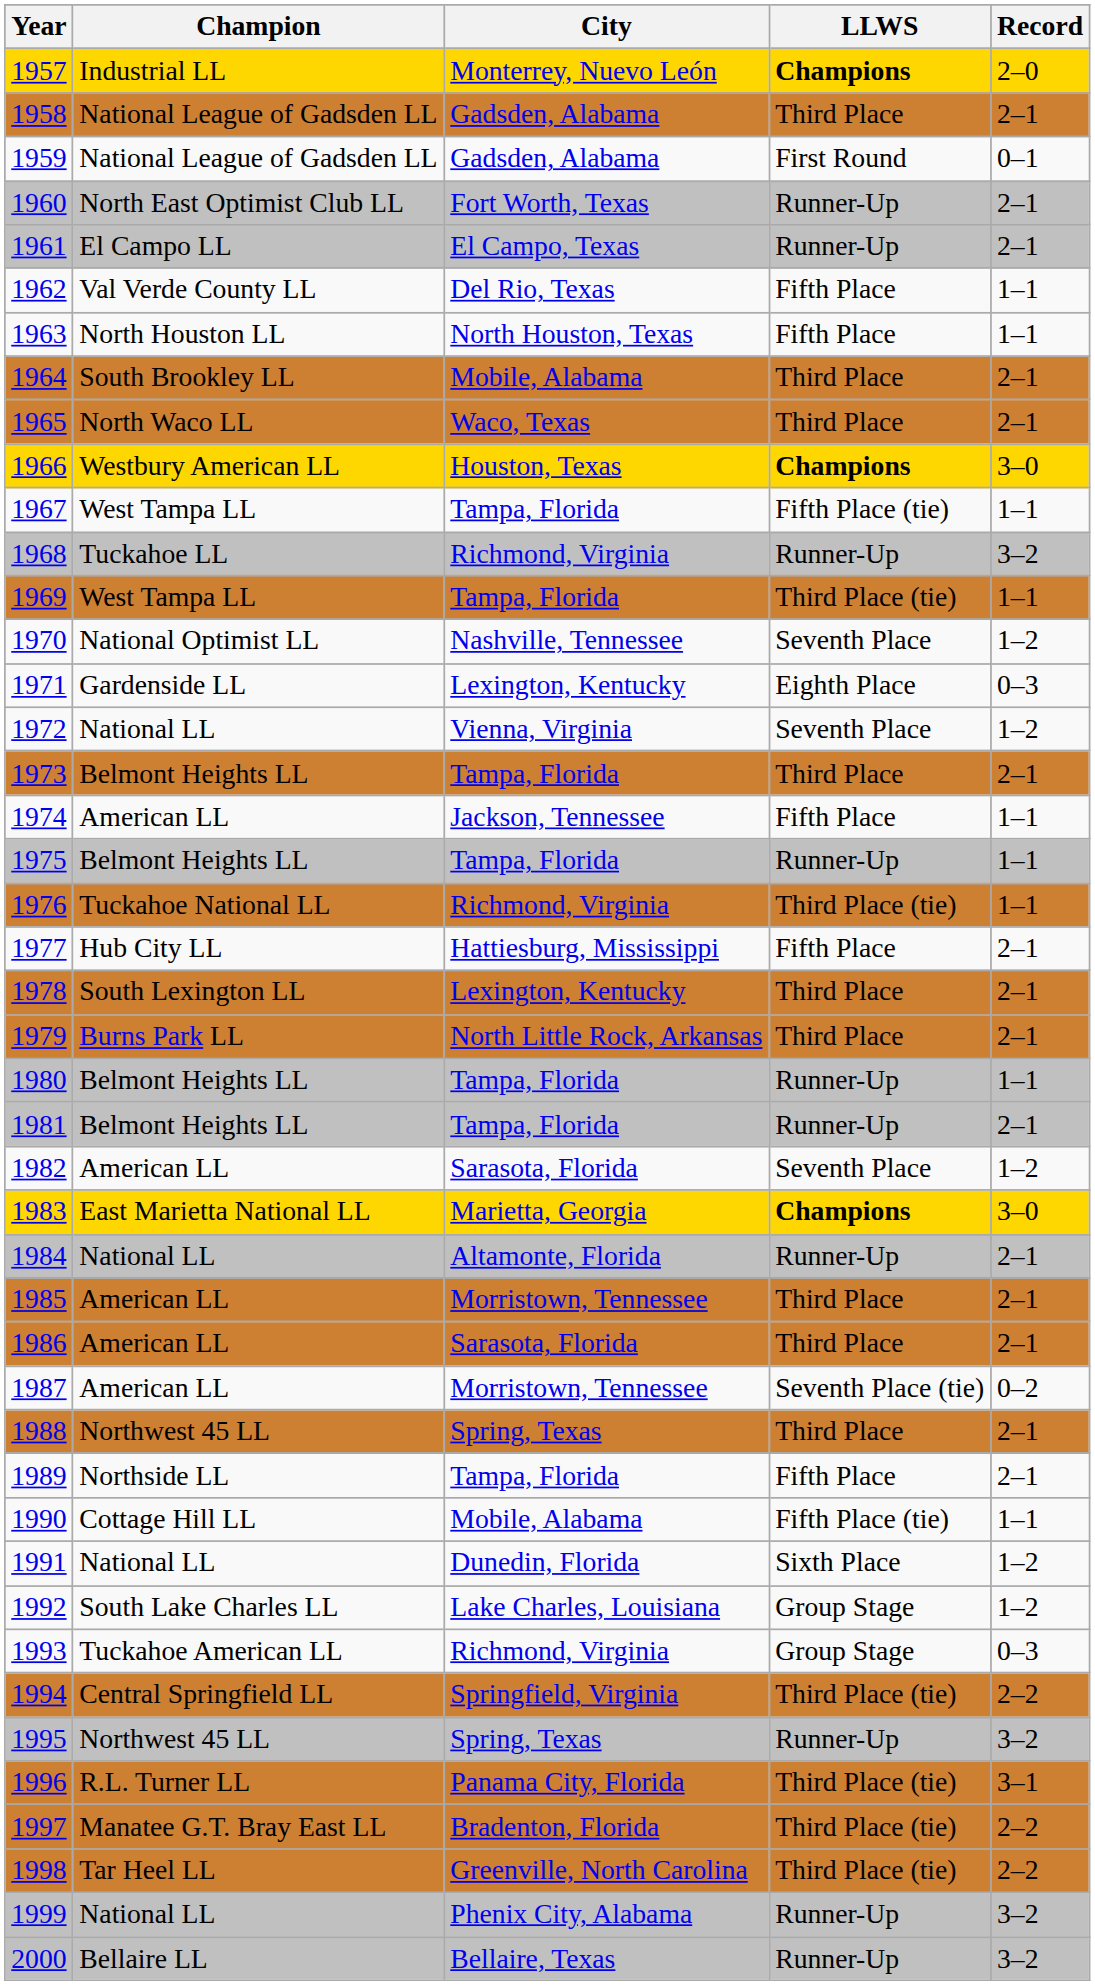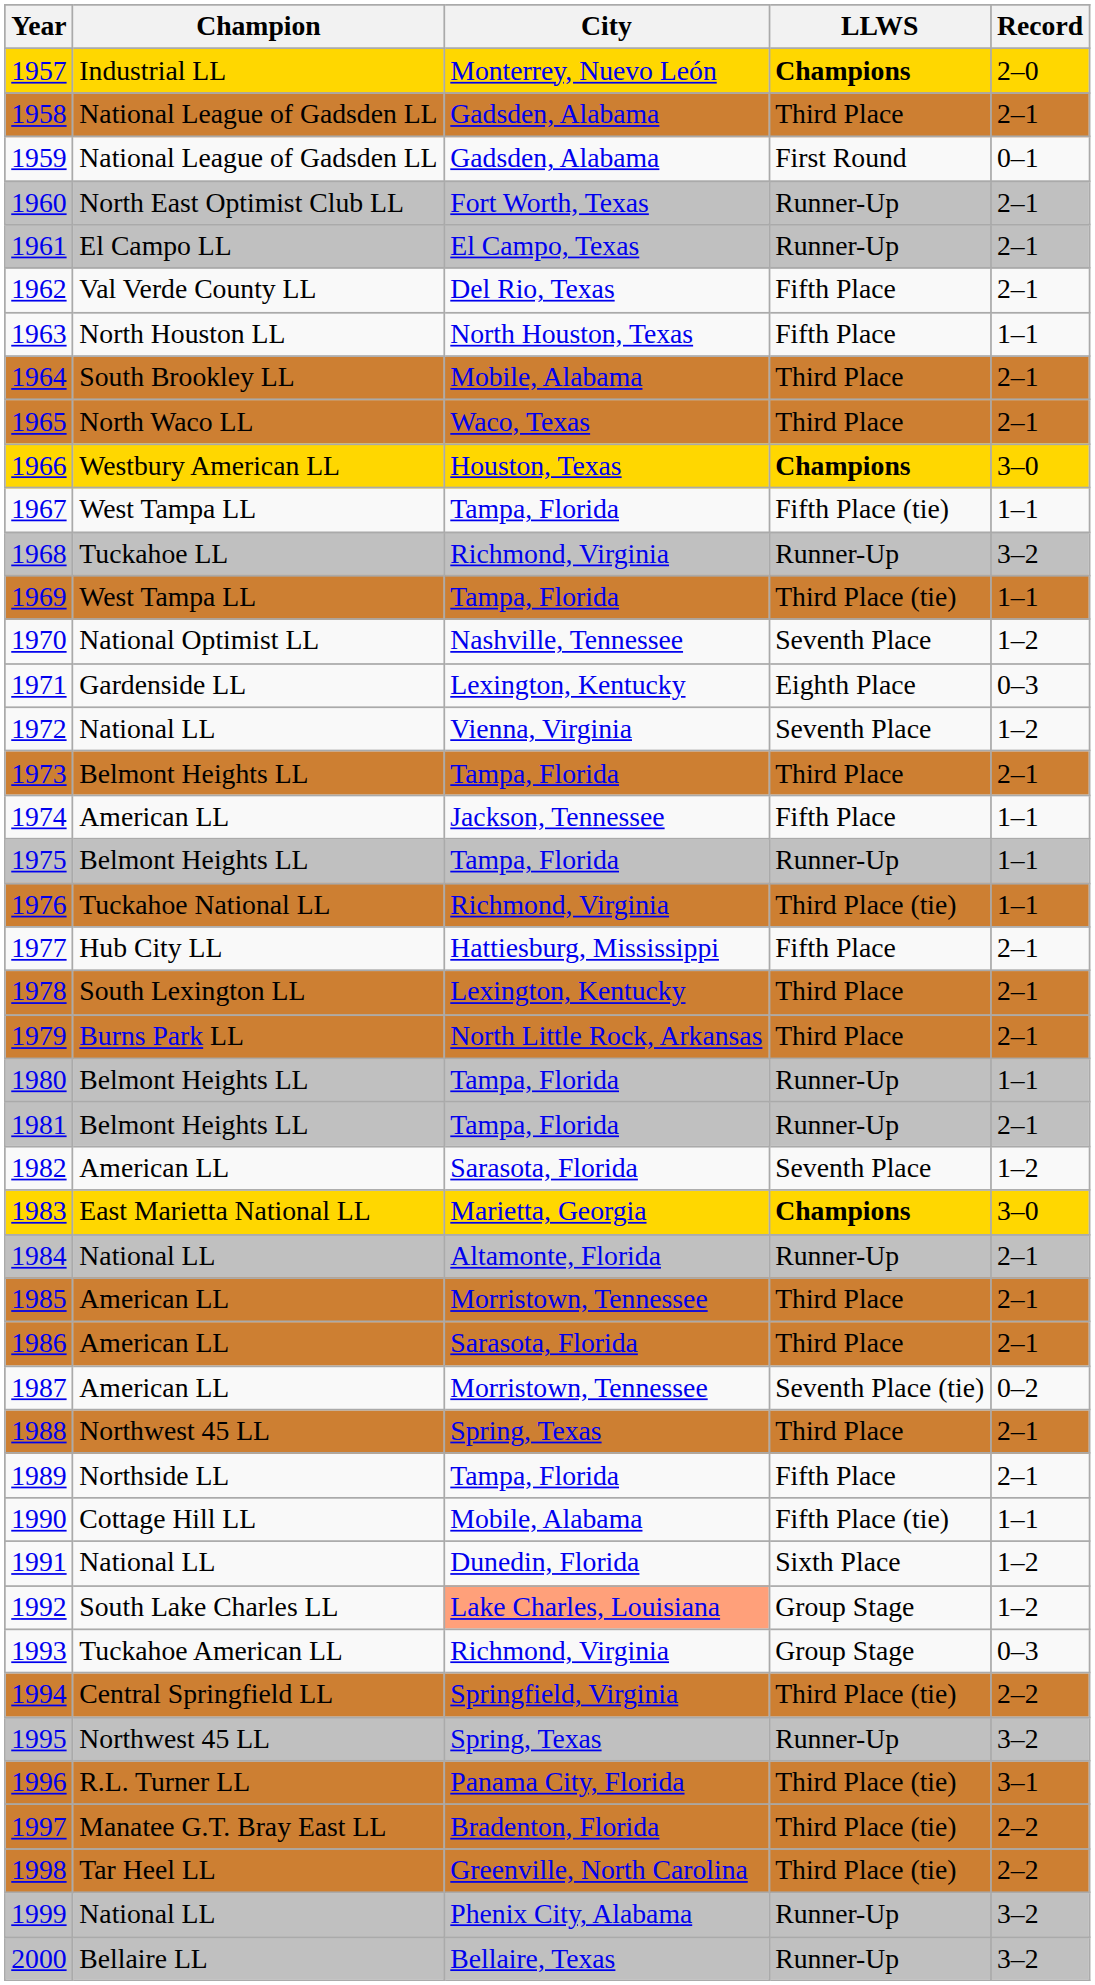(1018, 289) 1–1 -> (1018, 289) 2–1
(585, 1606) no background -> (585, 1606) lightsalmon background
